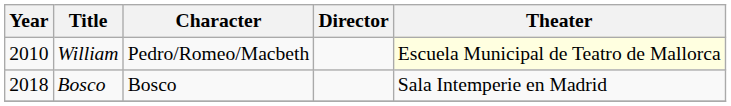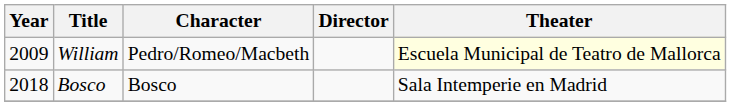(29, 53) 2010 -> (29, 53) 2009
